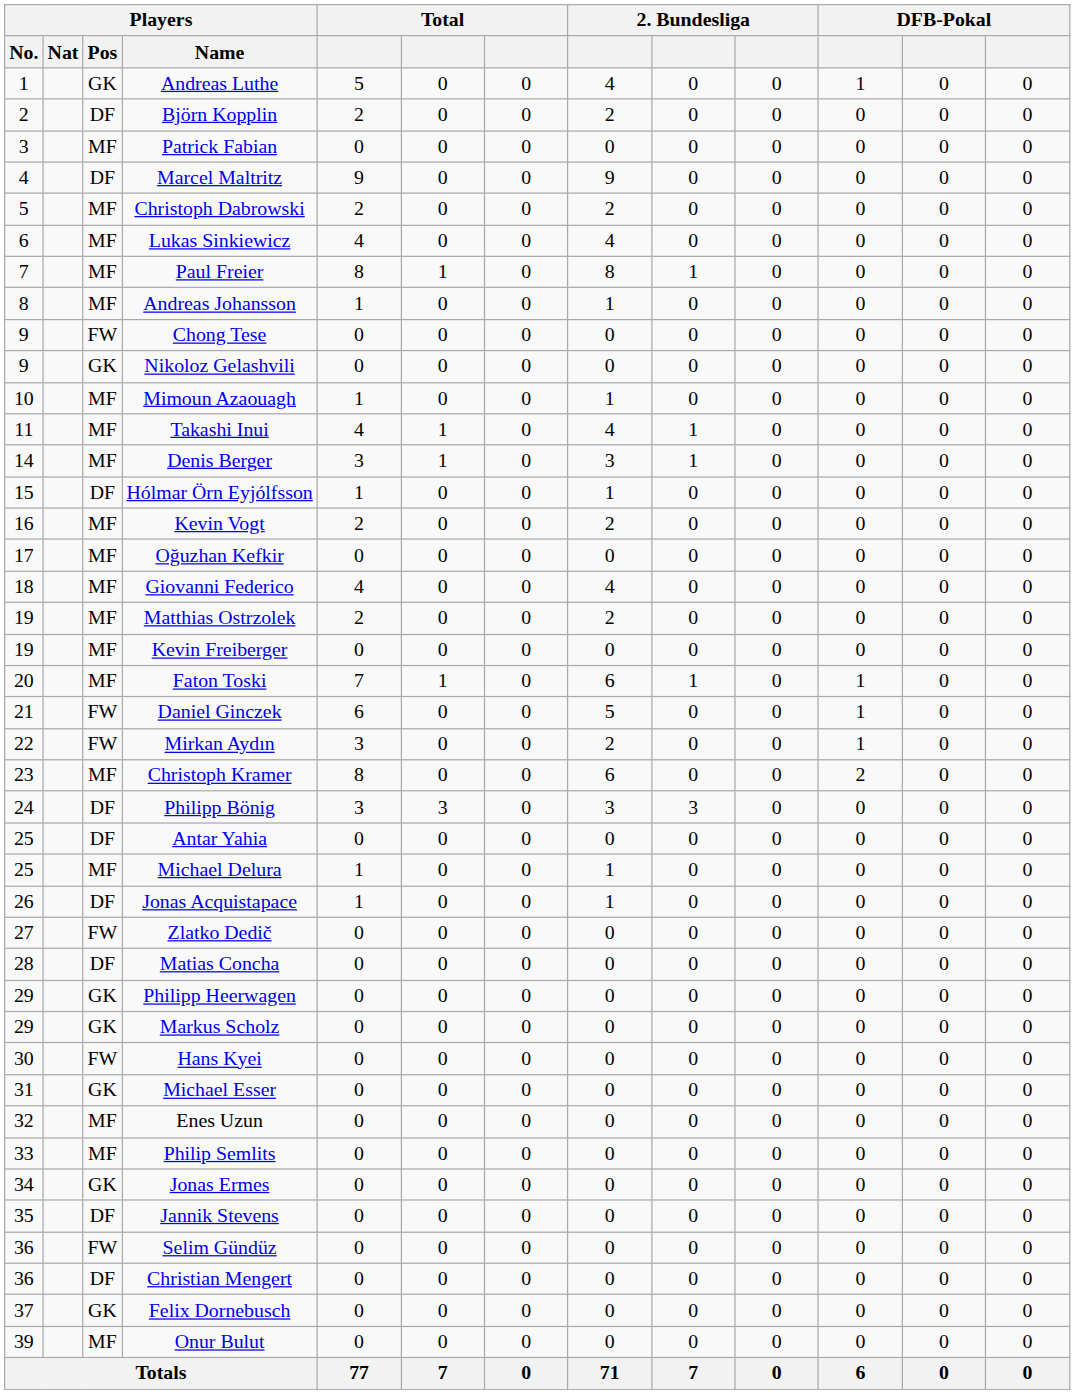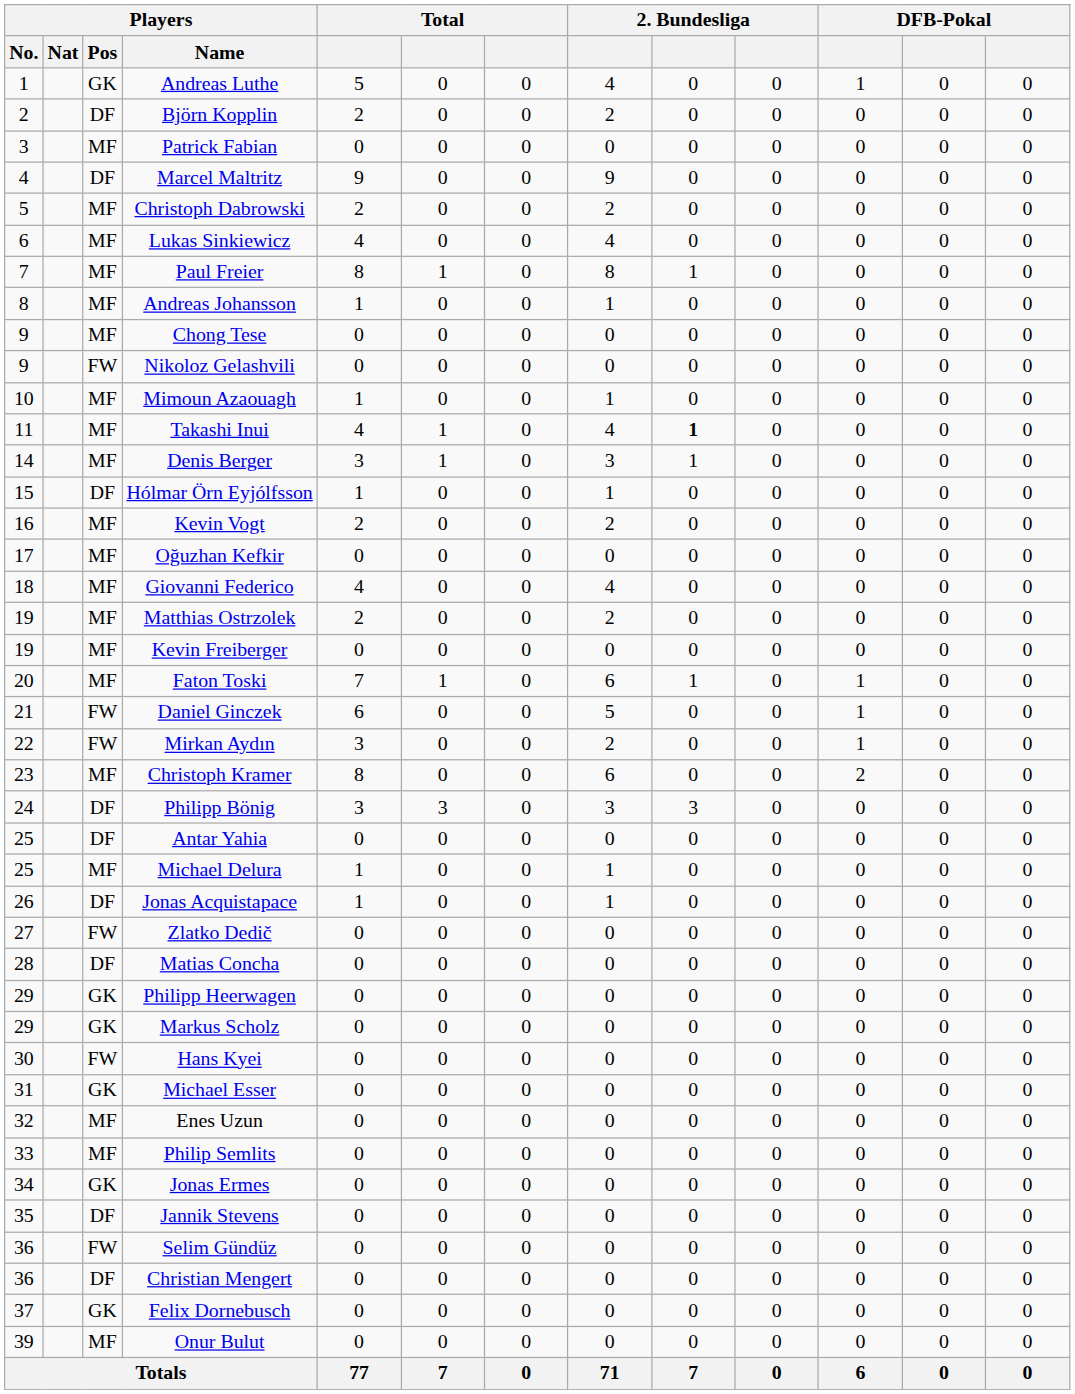(102, 334) FW -> (102, 334) MF
(102, 366) GK -> (102, 366) FW
(693, 429) normal -> (693, 429) bold
